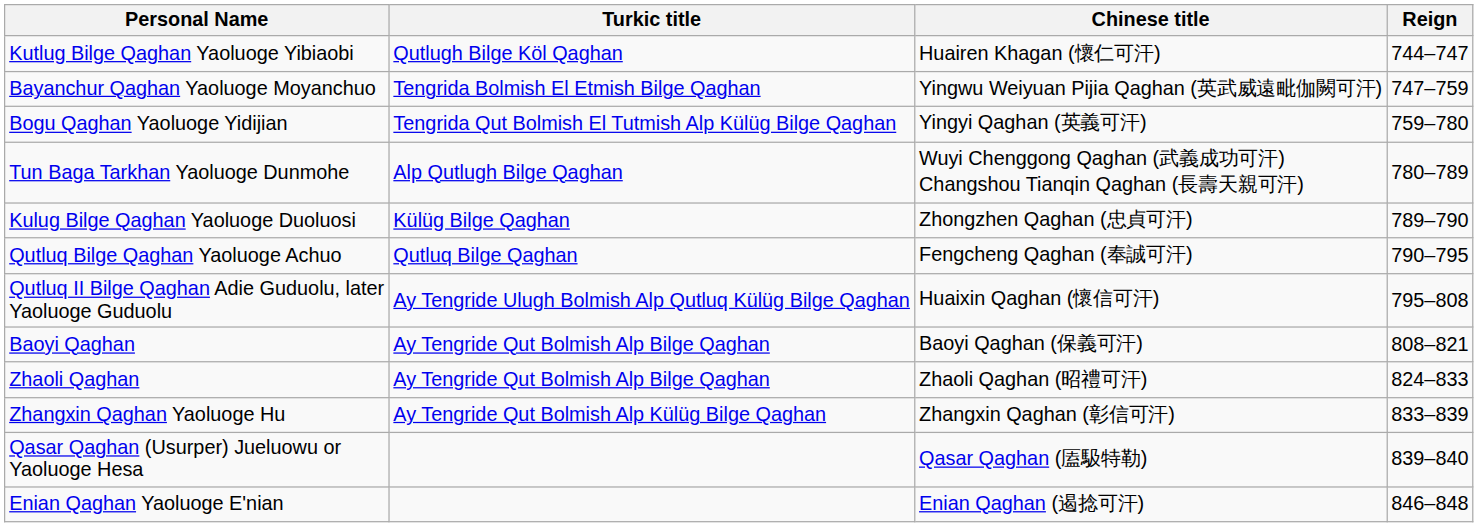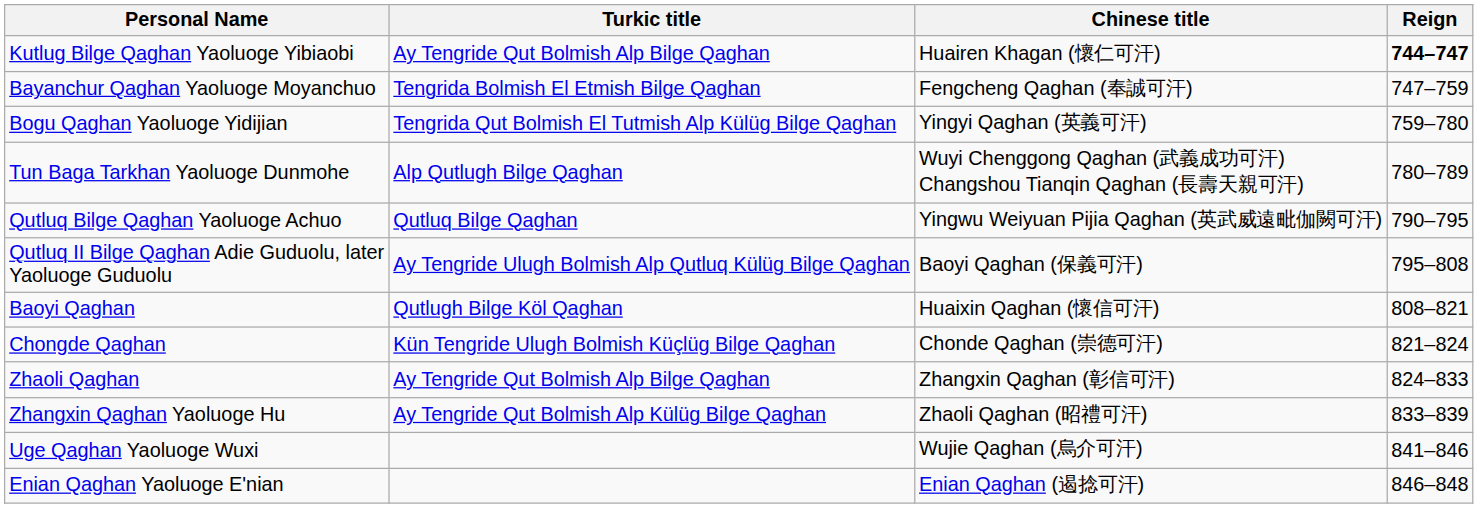(508, 53) Qutlugh Bilge Köl Qaghan -> (582, 53) Ay Tengride Qut Bolmish Alp Bilge Qaghan
(1430, 53) normal -> (1430, 53) bold
(1151, 88) Yingwu Weiyuan Pijia Qaghan (英武威遠毗伽闕可汗) -> (1056, 88) Fengcheng Qaghan (奉誠可汗)
- row: (183, 220)
(1056, 254) Fengcheng Qaghan (奉誠可汗) -> (1151, 219) Yingwu Weiyuan Pijia Qaghan (英武威遠毗伽闕可汗)
(1039, 299) Huaixin Qaghan (懷信可汗) -> (1031, 264) Baoyi Qaghan (保義可汗)
(582, 344) Ay Tengride Qut Bolmish Alp Bilge Qaghan -> (508, 309) Qutlugh Bilge Köl Qaghan
(1031, 343) Baoyi Qaghan (保義可汗) -> (1039, 308) Huaixin Qaghan (懷信可汗)
+ row: (88, 344)
(1033, 379) Zhaoli Qaghan (昭禮可汗) -> (1047, 379) Zhangxin Qaghan (彰信可汗)
(1047, 414) Zhangxin Qaghan (彰信可汗) -> (1033, 414) Zhaoli Qaghan (昭禮可汗)
- row: (175, 459)
+ row: (134, 450)
